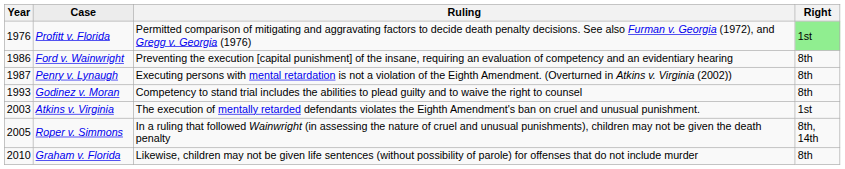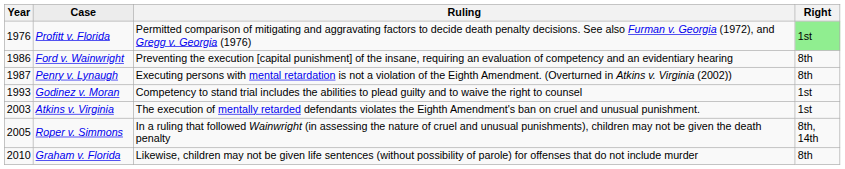(805, 93) 8th -> (805, 93) 1st
